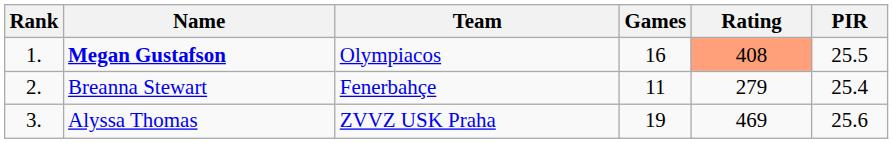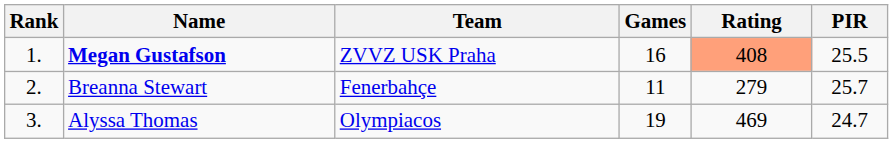(390, 54) Olympiacos -> (418, 54) ZVVZ USK Praha
(850, 87) 25.4 -> (850, 87) 25.7
(418, 120) ZVVZ USK Praha -> (390, 120) Olympiacos
(850, 120) 25.6 -> (850, 120) 24.7
